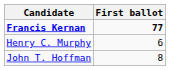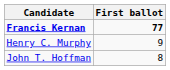(160, 42) 6 -> (160, 42) 9
